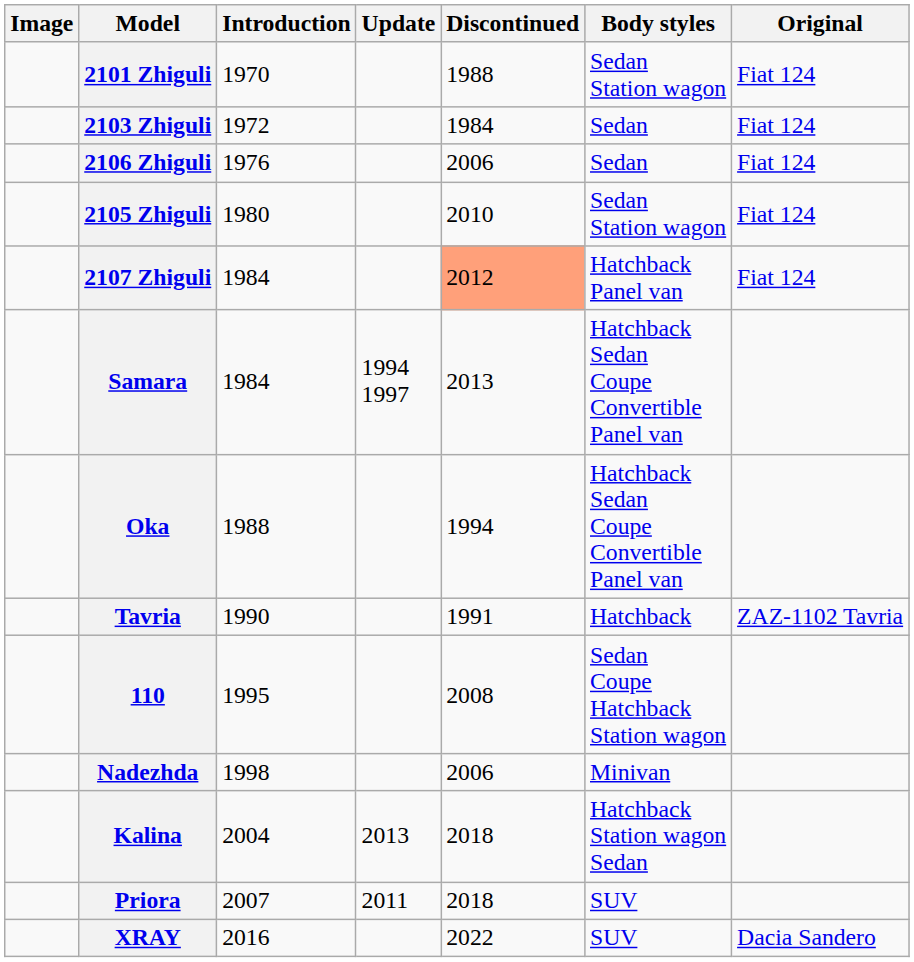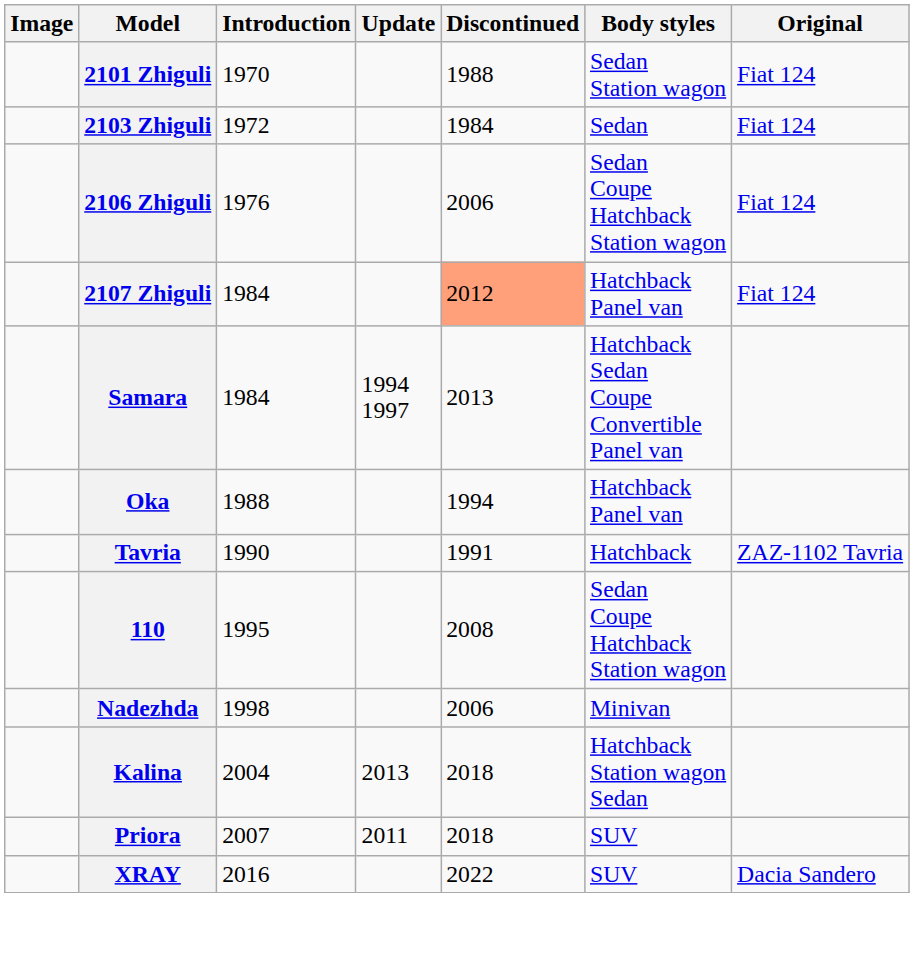(619, 162) Sedan -> (658, 202) Sedan Coupe Hatchback Station wagon
- row: (148, 213)
(646, 525) Hatchback Sedan Coupe Convertible Panel van -> (641, 501) Hatchback Panel van
